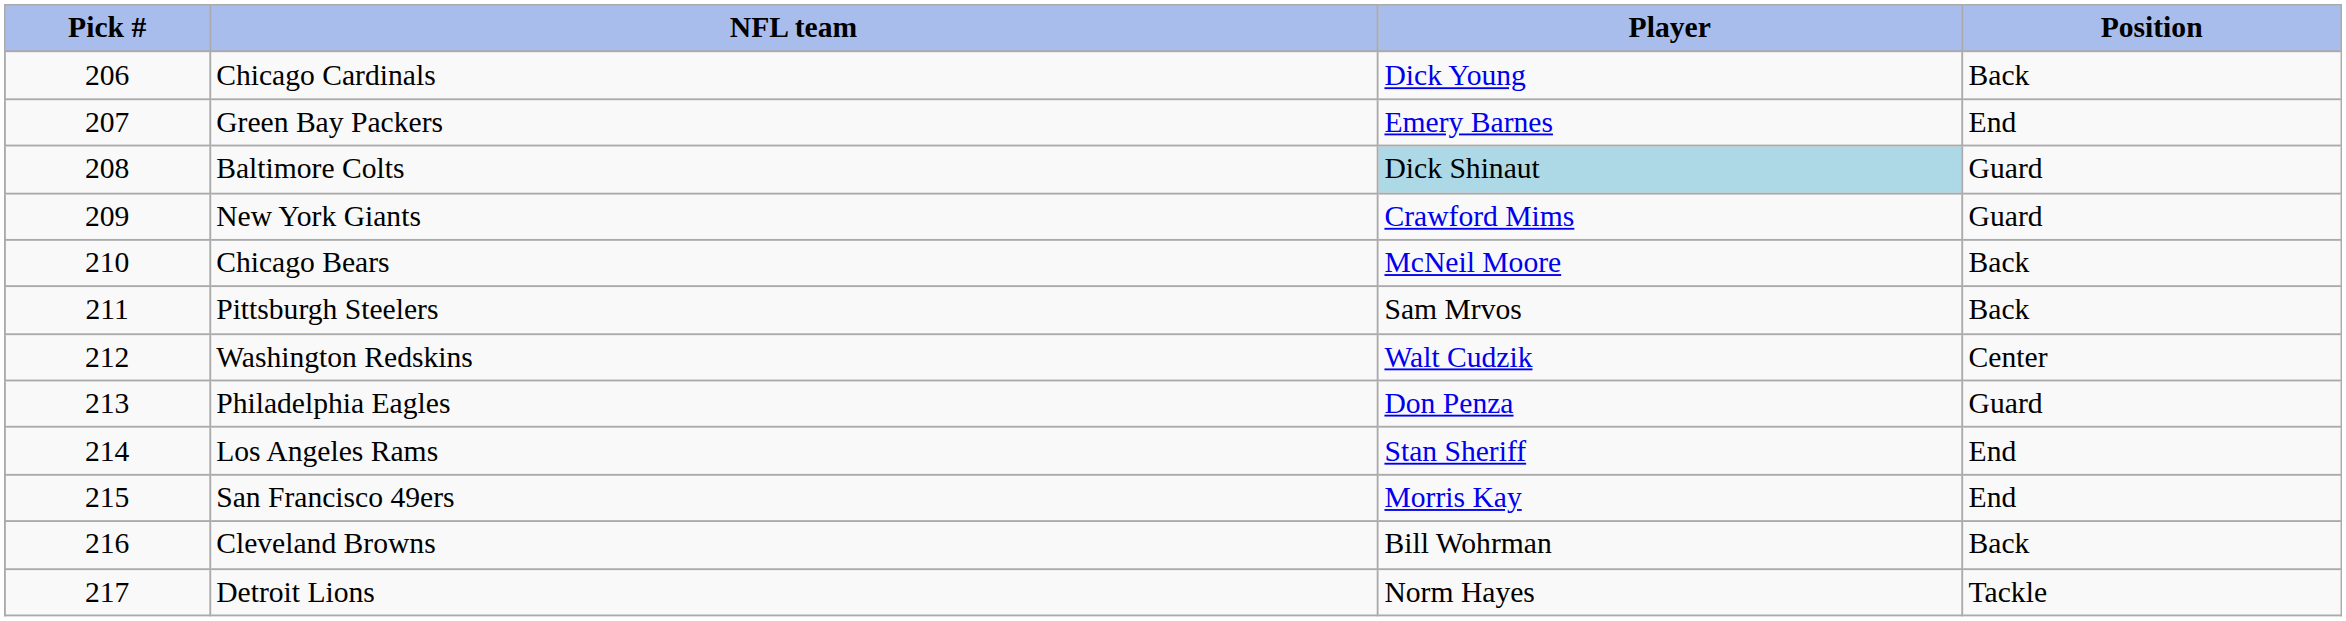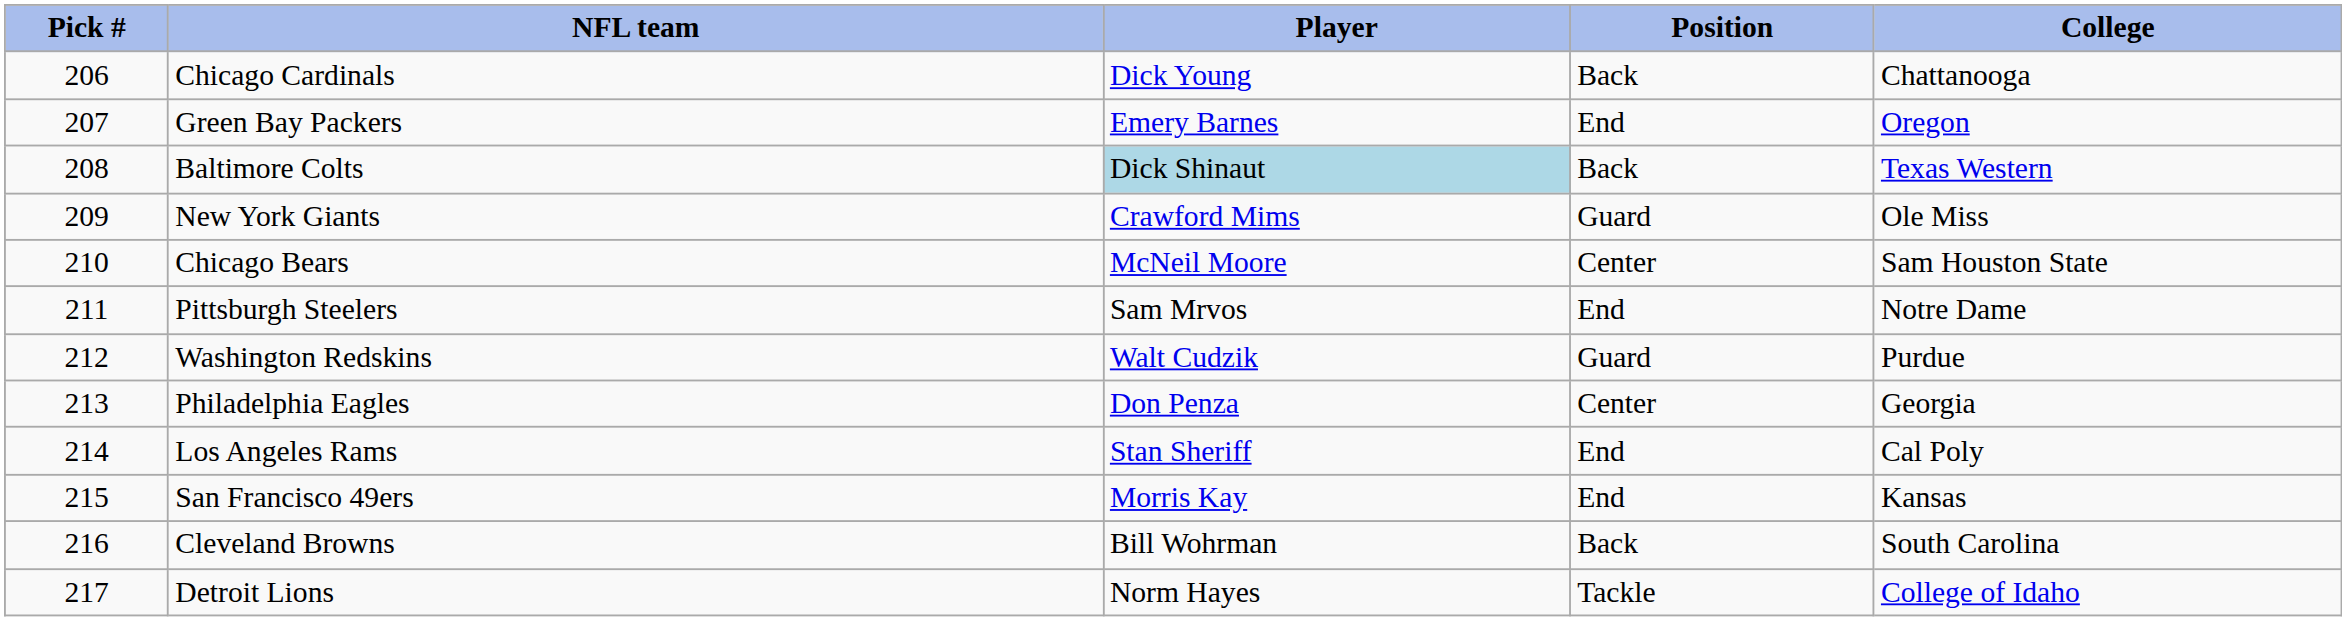+ column: (2108, 27)
(2006, 168) Guard -> (1608, 168) Back
(1999, 262) Back -> (1617, 262) Center
(1999, 309) Back -> (1601, 309) End
(2008, 356) Center -> (1614, 356) Guard
(2006, 403) Guard -> (1617, 403) Center
